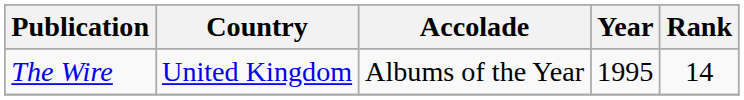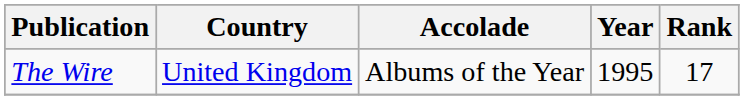(699, 71) 14 -> (699, 71) 17
